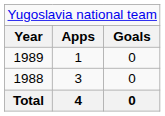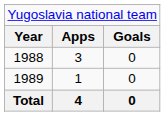rows swapped: (28, 79) <-> (28, 57)
